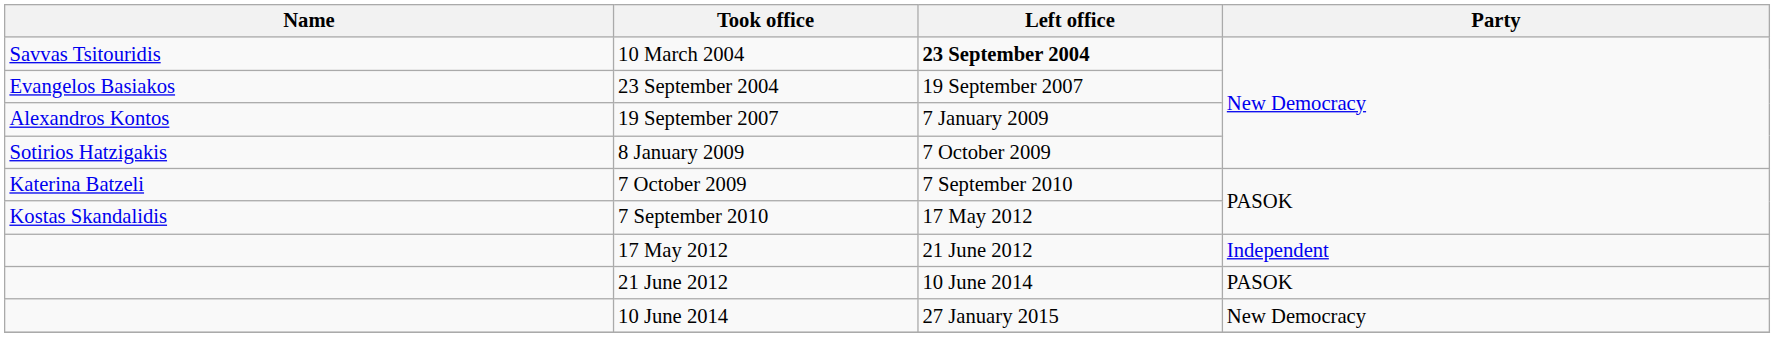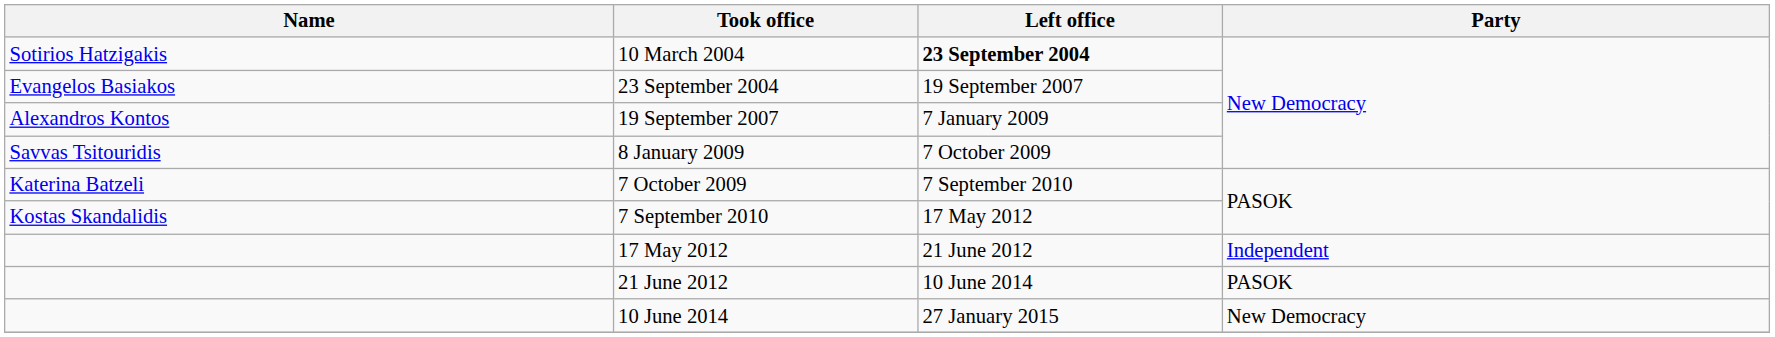(85, 53) Savvas Tsitouridis -> (88, 53) Sotirios Hatzigakis
(88, 151) Sotirios Hatzigakis -> (85, 151) Savvas Tsitouridis
